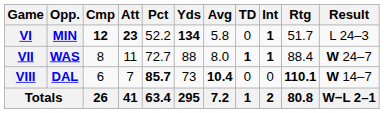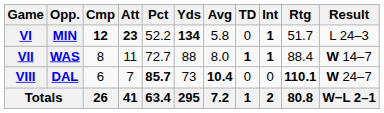(349, 56) W 24–7 -> (349, 56) W 14–7
(349, 77) W 14–7 -> (349, 77) W 24–7
